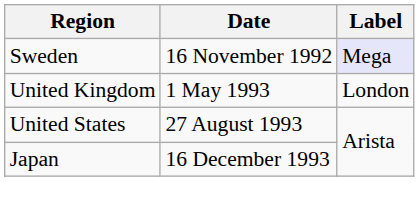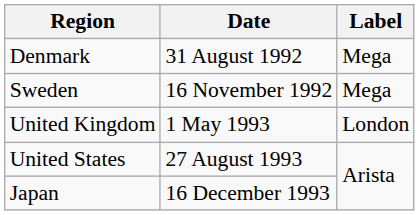+ row: (50, 55)
(367, 55) lavender background -> (367, 90) no background
